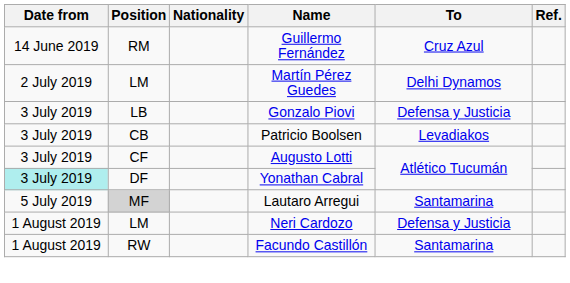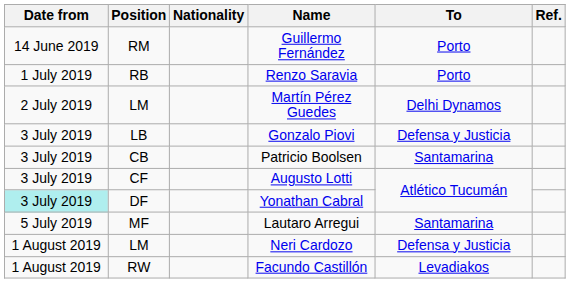(454, 46) Cruz Azul -> (454, 46) Porto
+ row: (311, 76)
(454, 135) Levadiakos -> (454, 157) Santamarina
(139, 201) lightgrey background -> (139, 223) no background
(454, 246) Santamarina -> (454, 268) Levadiakos
